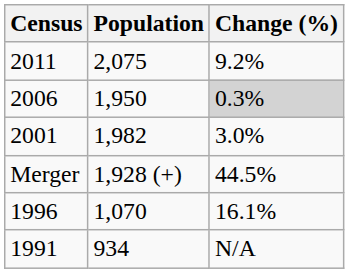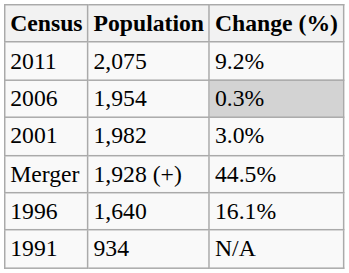(120, 98) 1,950 -> (120, 98) 1,954
(120, 211) 1,070 -> (120, 211) 1,640
